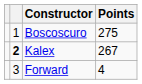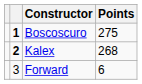(16, 33) normal -> (16, 33) bold
(108, 51) 267 -> (108, 51) 268
(101, 70) 4 -> (101, 70) 6
